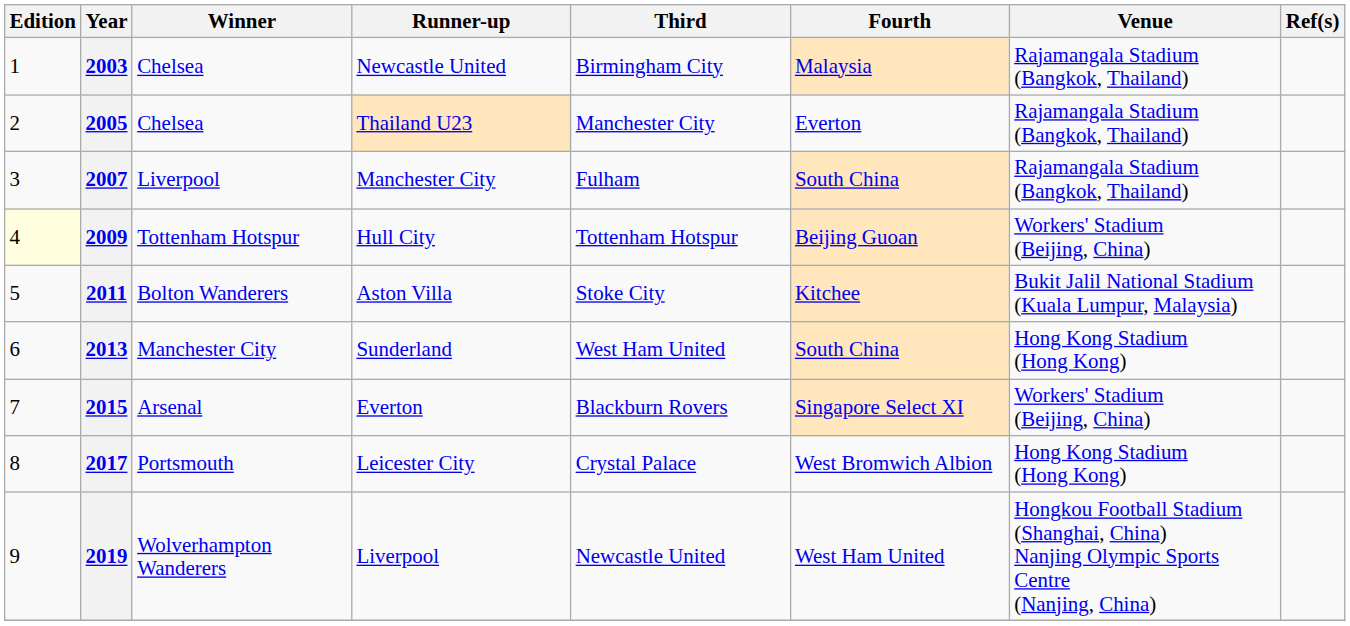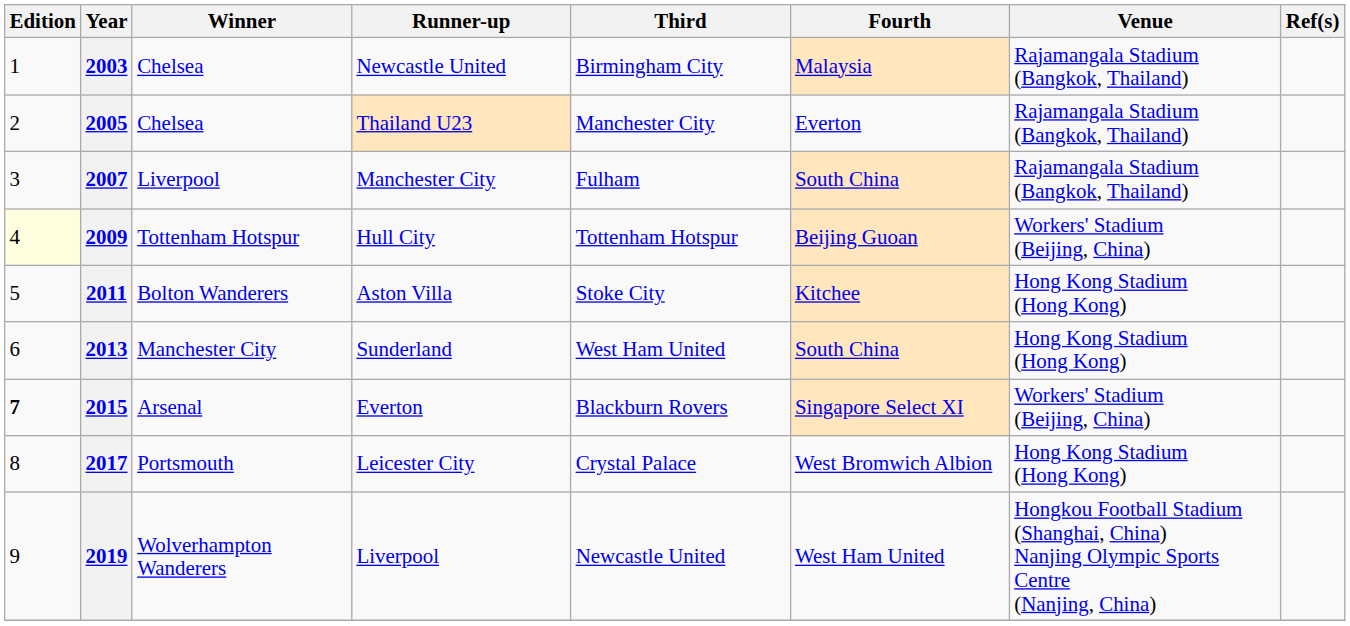(1134, 293) Bukit Jalil National Stadium (Kuala Lumpur, Malaysia) -> (1101, 293) Hong Kong Stadium (Hong Kong)
(15, 407) normal -> (15, 407) bold
